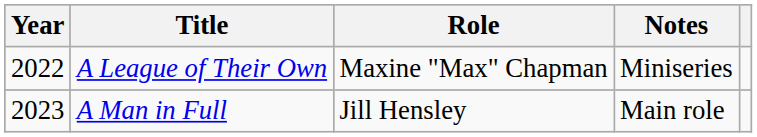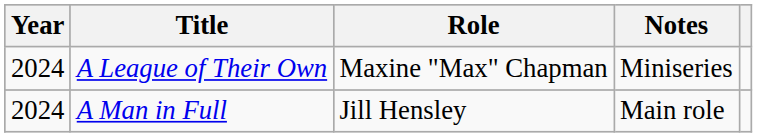(38, 68) 2022 -> (38, 68) 2024
(38, 110) 2023 -> (38, 110) 2024
